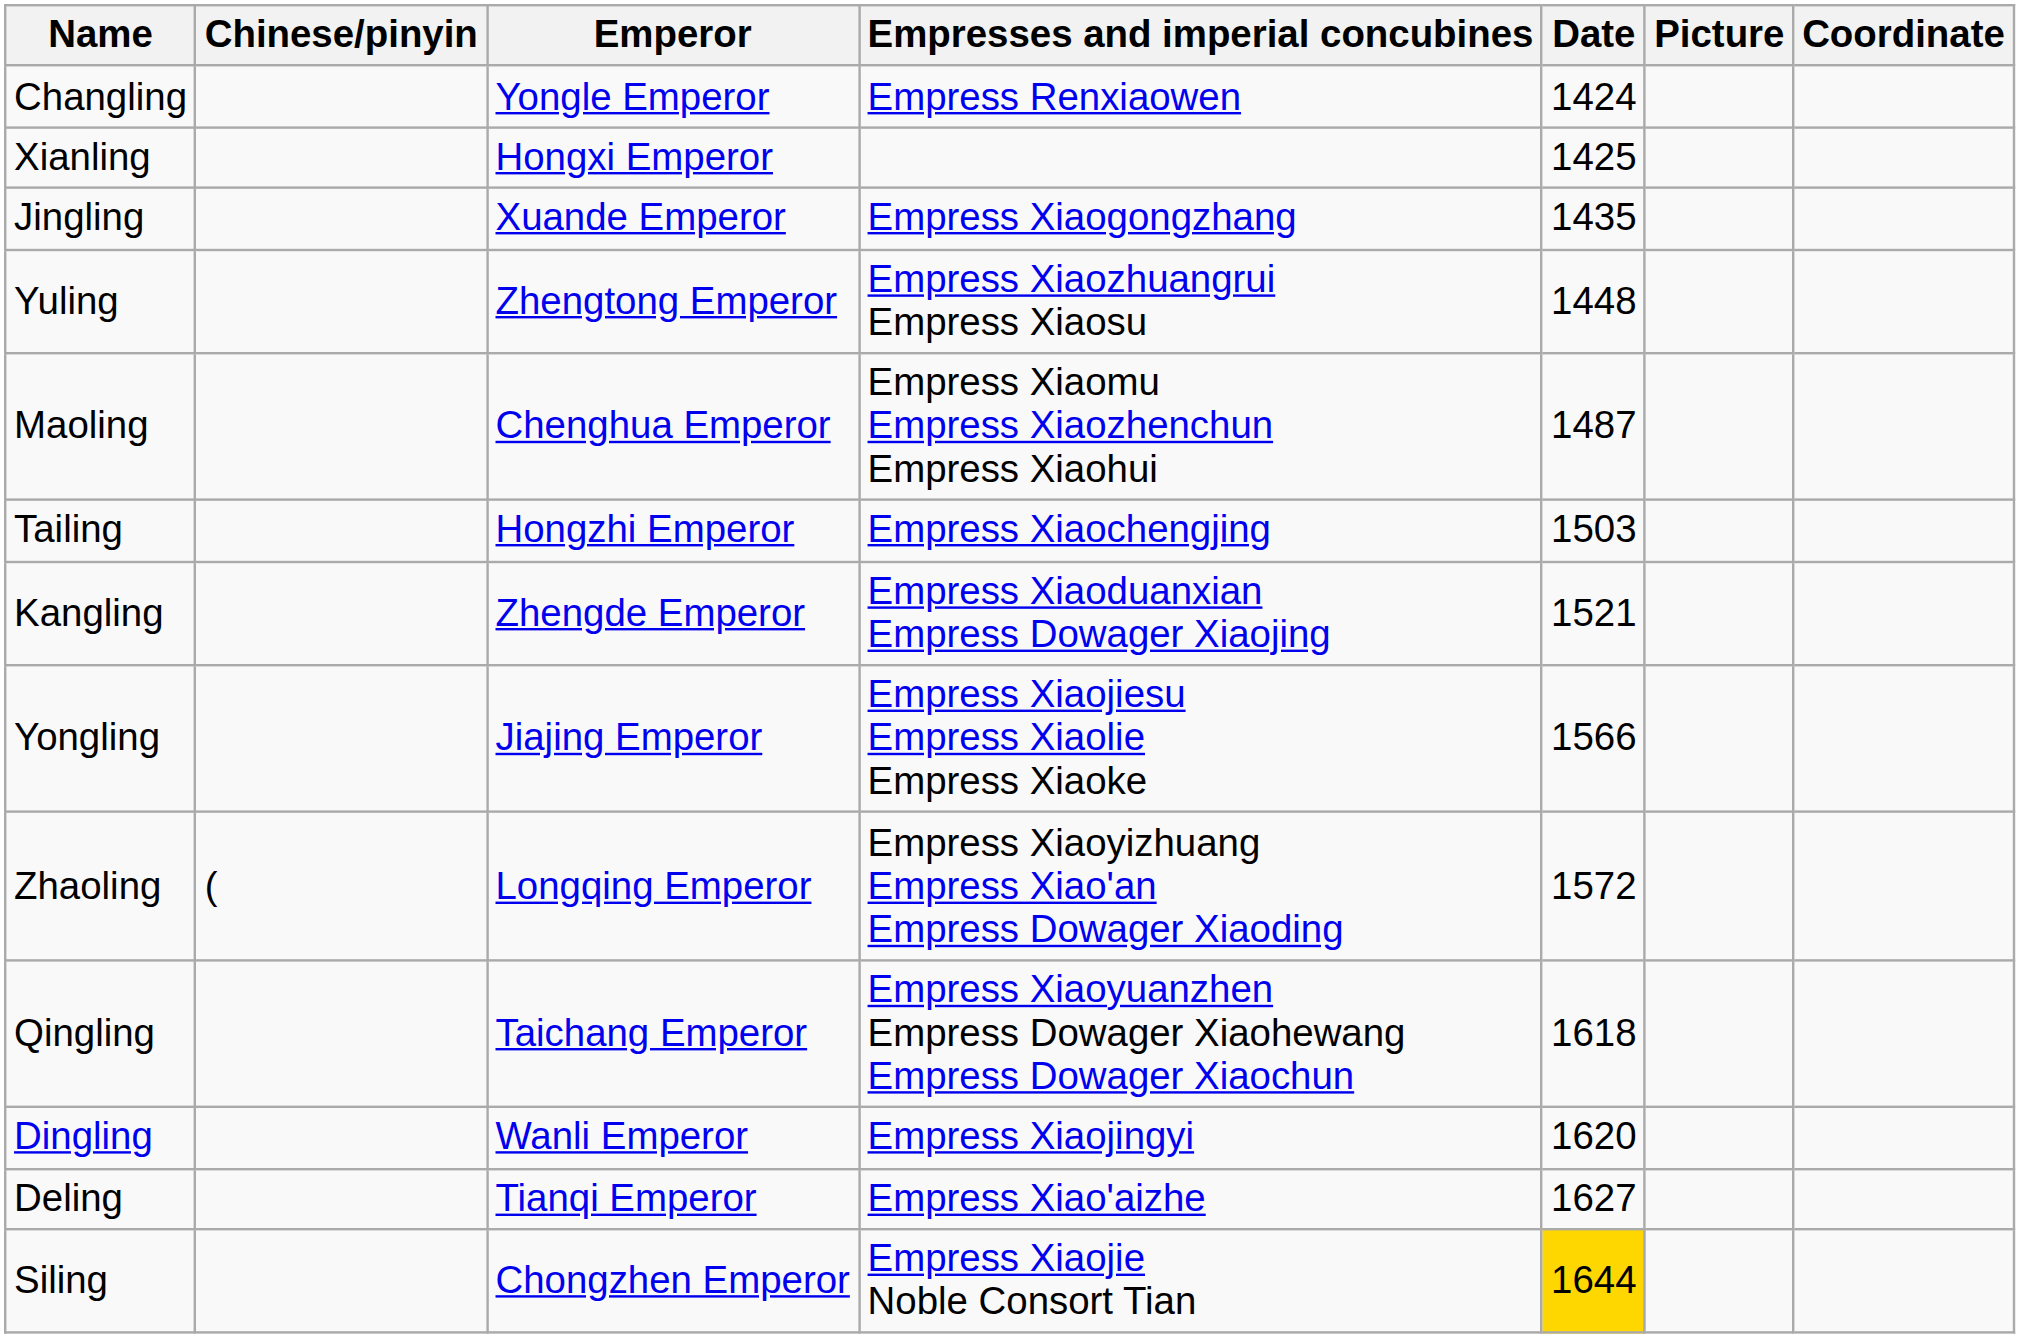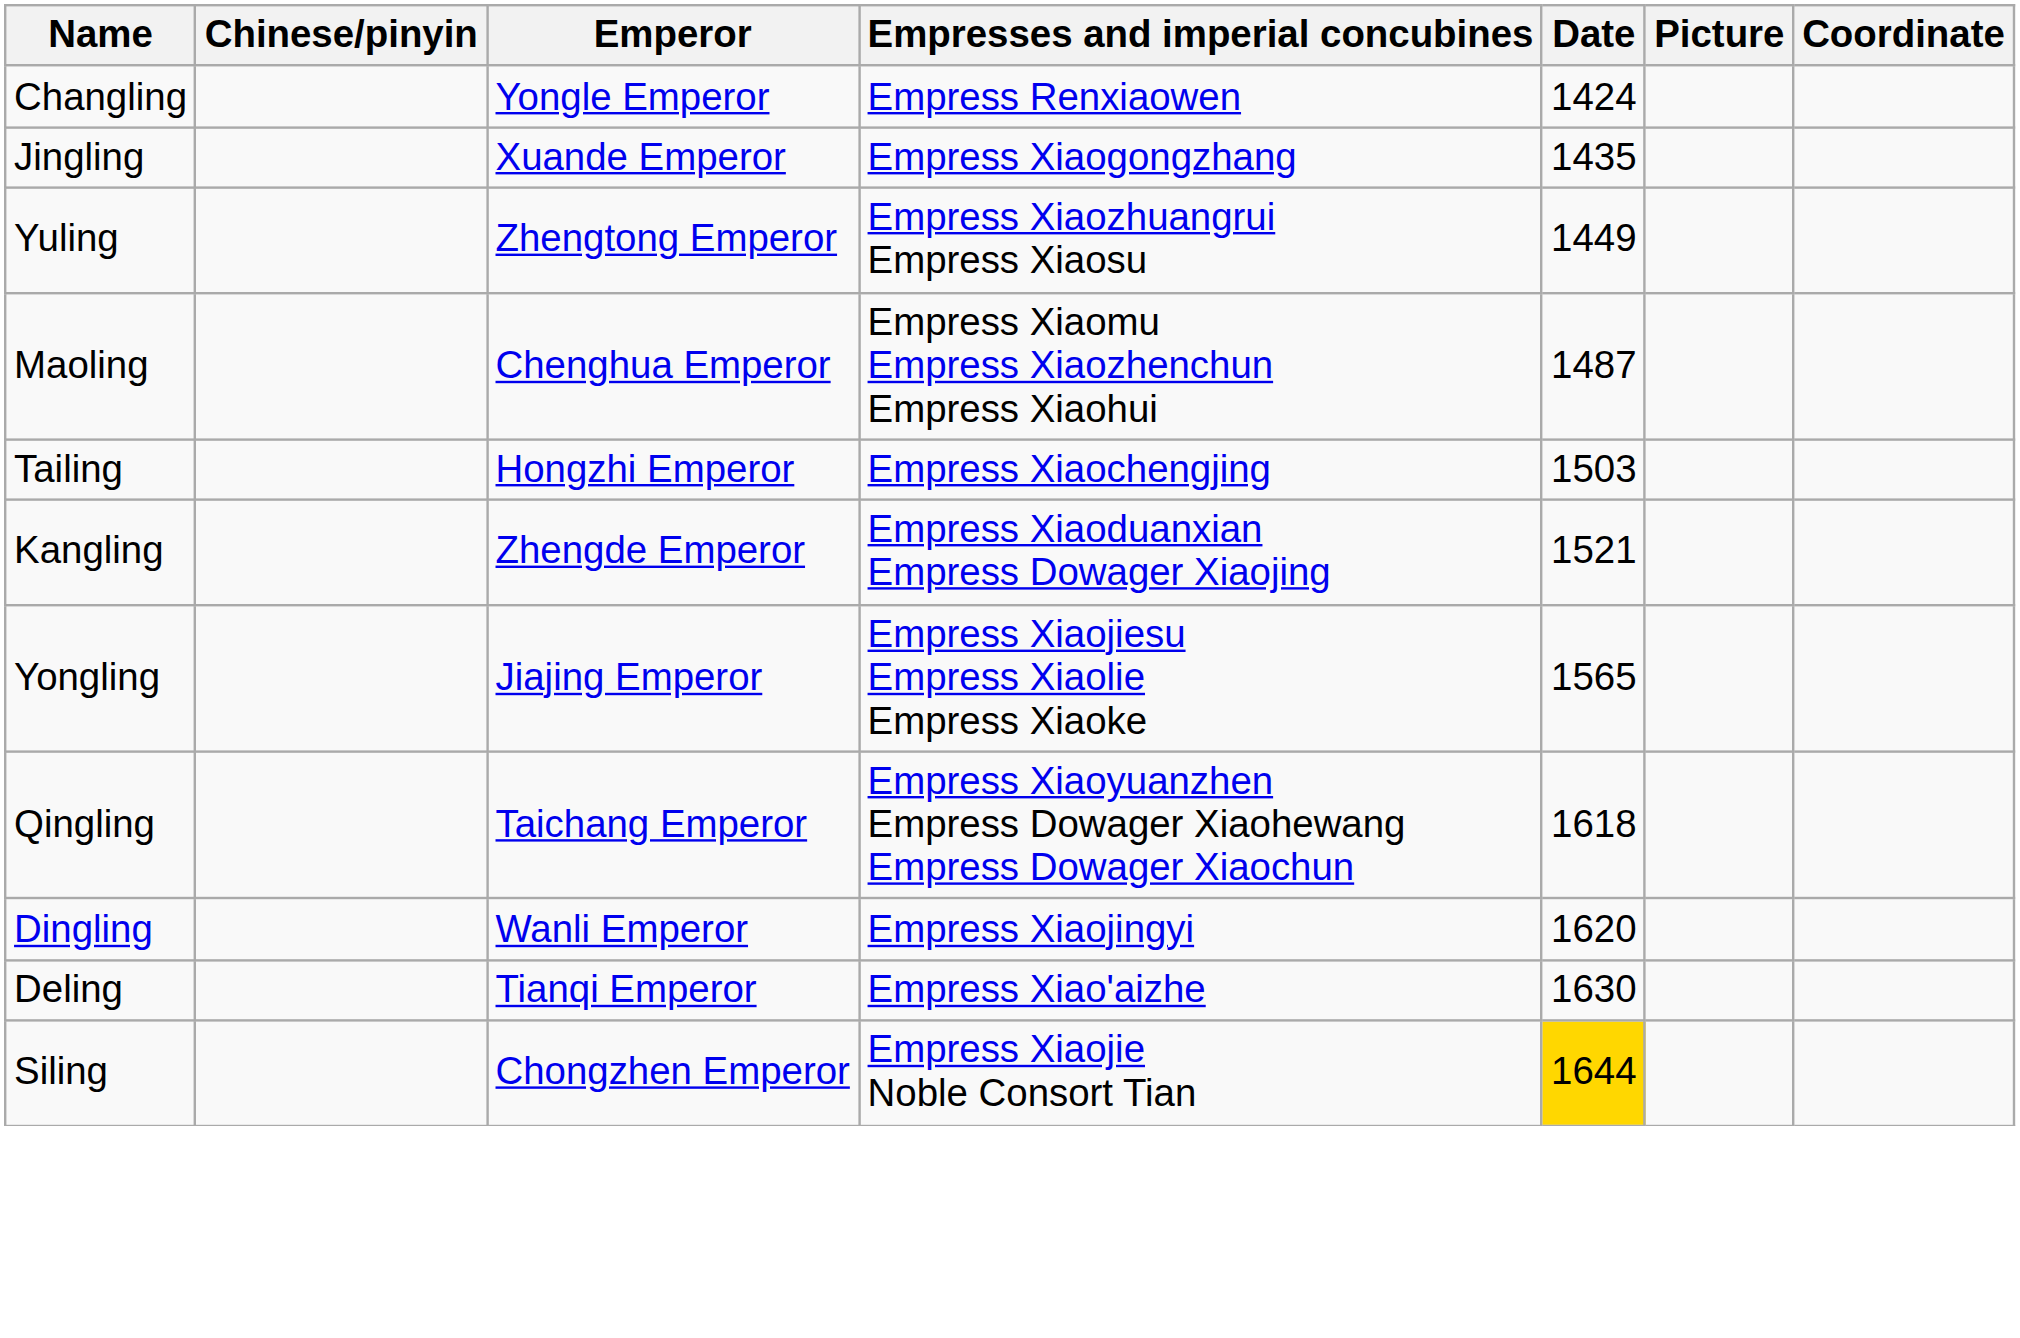- row: (82, 156)
(1594, 300) 1448 -> (1594, 239) 1449
(1594, 738) 1566 -> (1594, 677) 1565
- row: (88, 885)
(1594, 1197) 1627 -> (1594, 989) 1630
